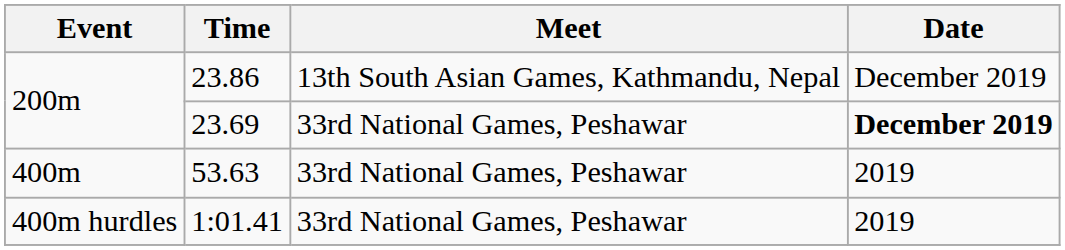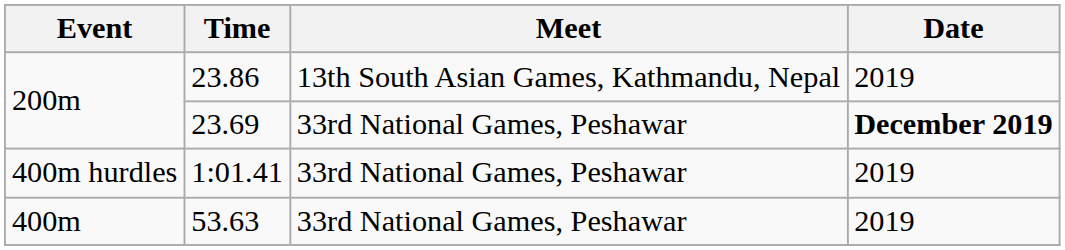(950, 76) December 2019 -> (884, 76) 2019
rows swapped: (225, 172) <-> (237, 220)
